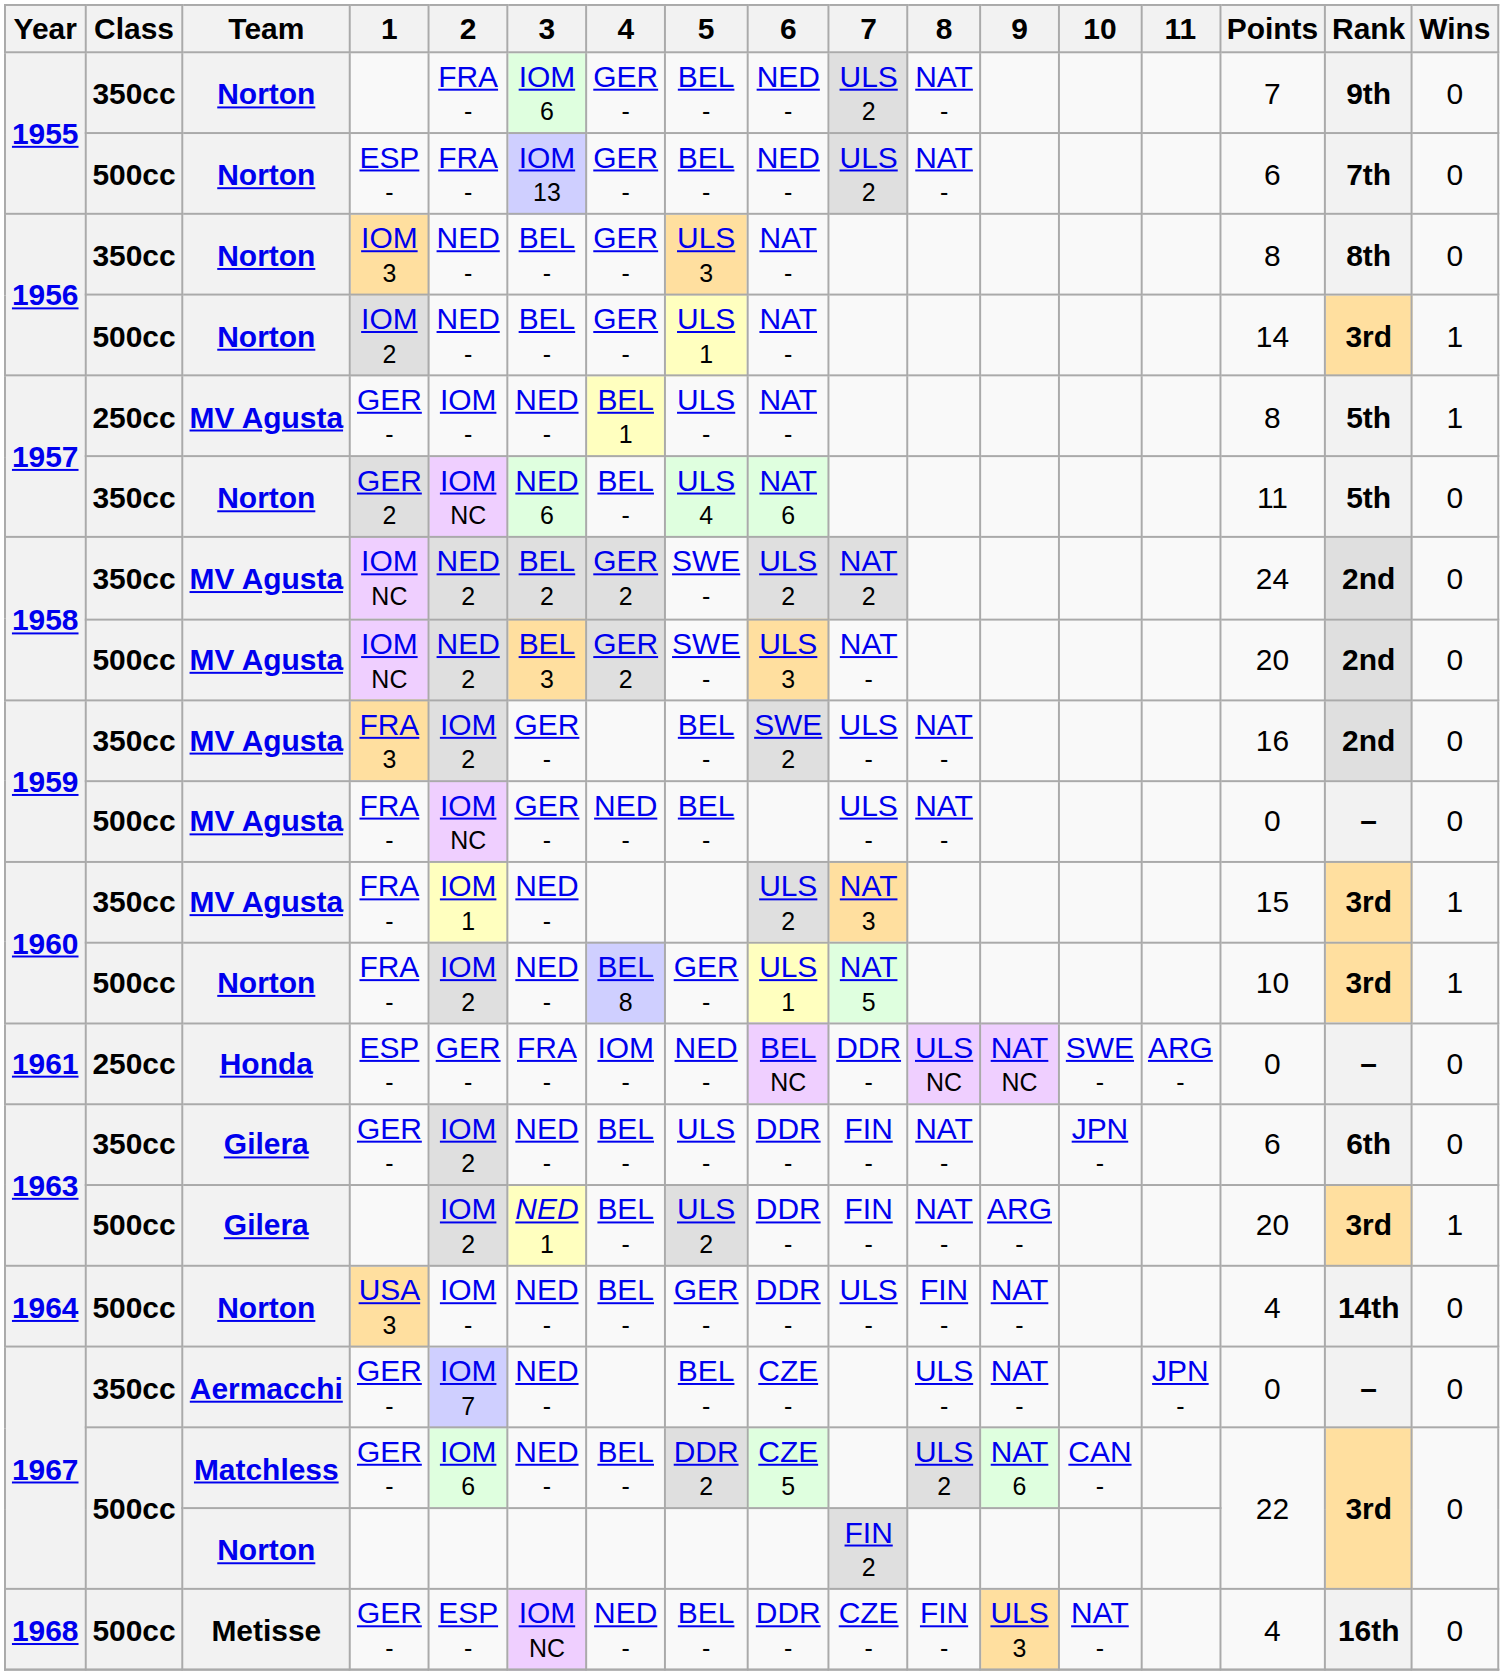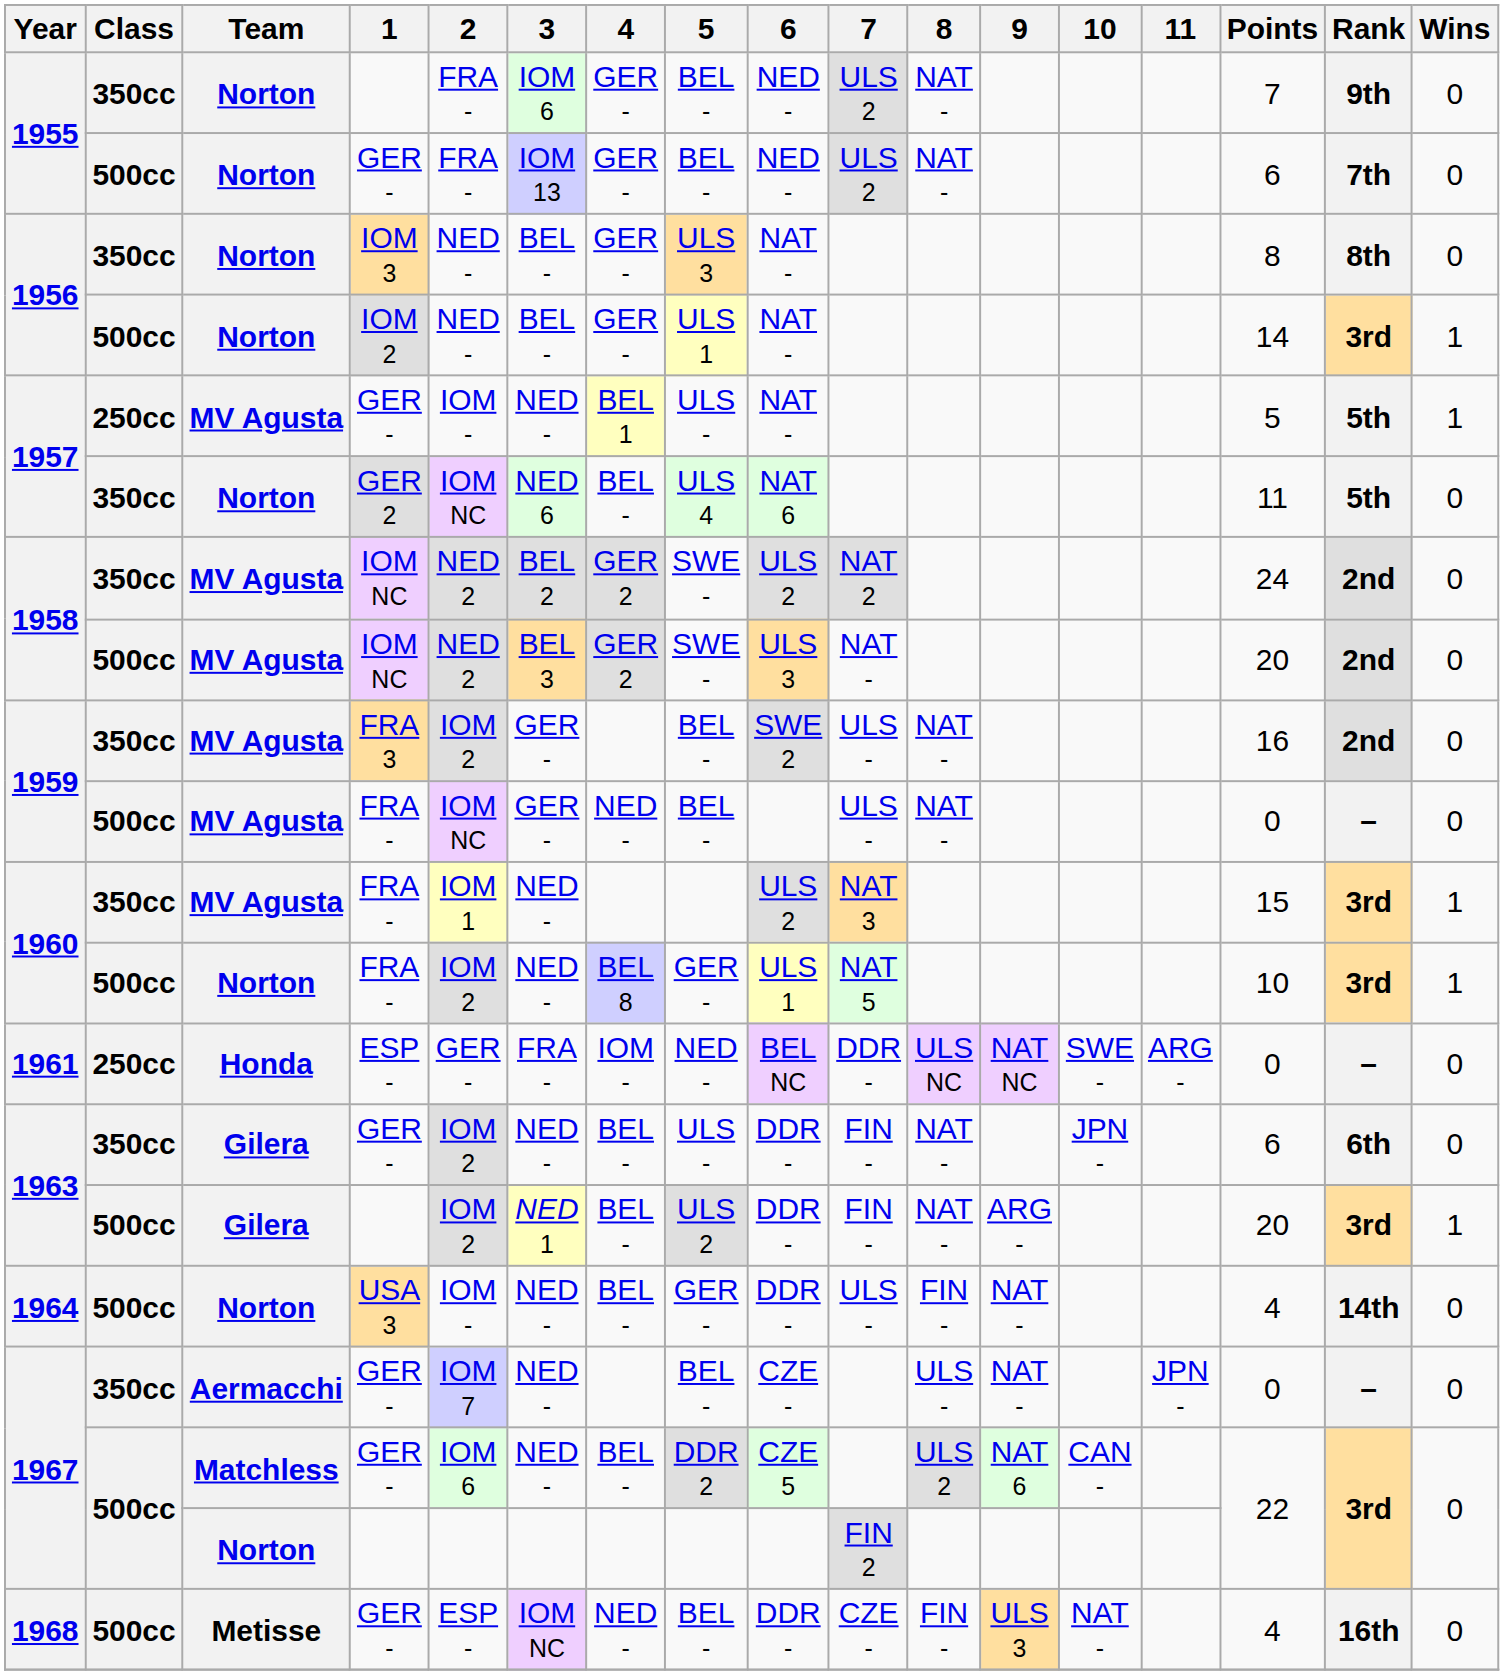(389, 174) ESP - -> (389, 174) GER -
(1272, 417) 8 -> (1272, 417) 5
